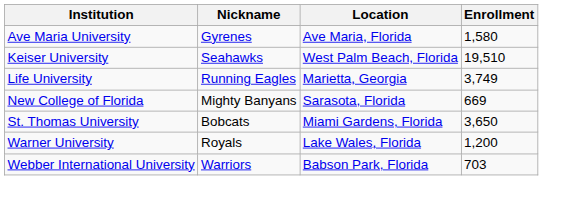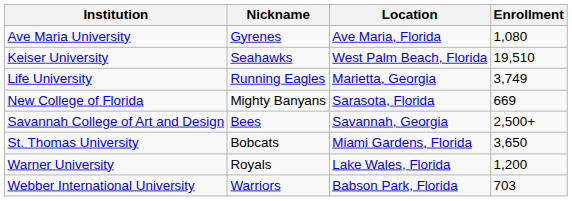(481, 36) 1,580 -> (510, 36) 1,080
+ row: (116, 121)
